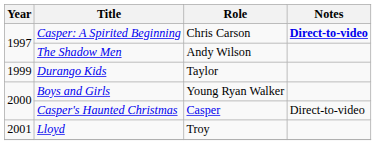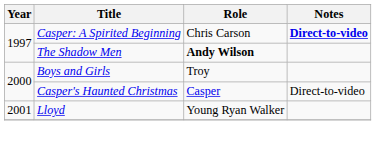(219, 52) normal -> (220, 52) bold
- row: (72, 71)
(235, 91) Young Ryan Walker -> (198, 71) Troy
(198, 129) Troy -> (235, 110) Young Ryan Walker
